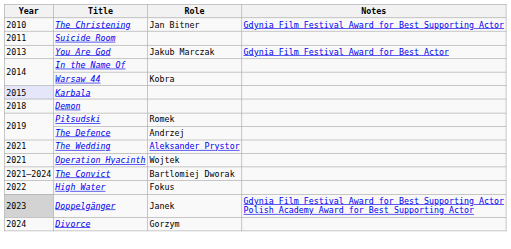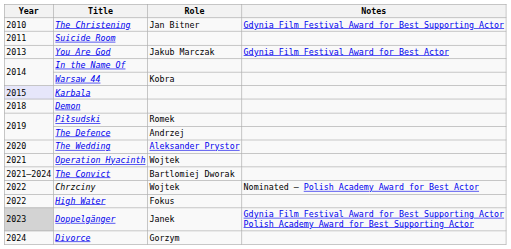(16, 147) 2021 -> (16, 147) 2020
+ row: (75, 187)
